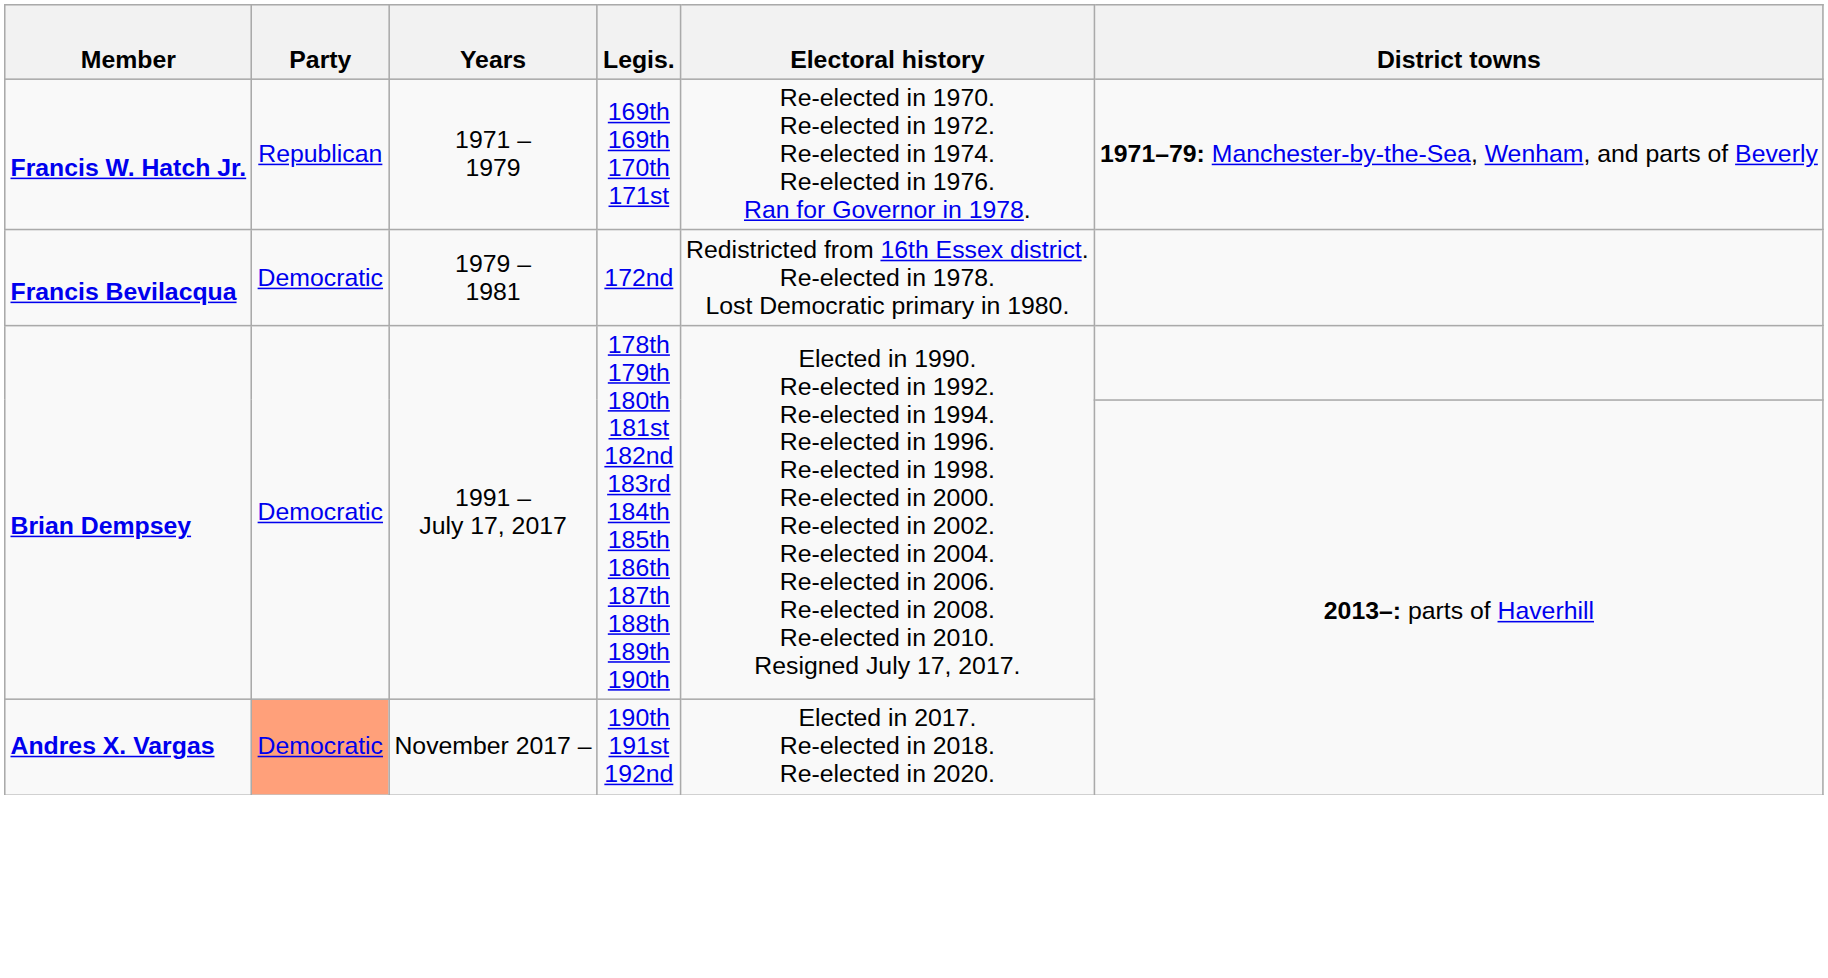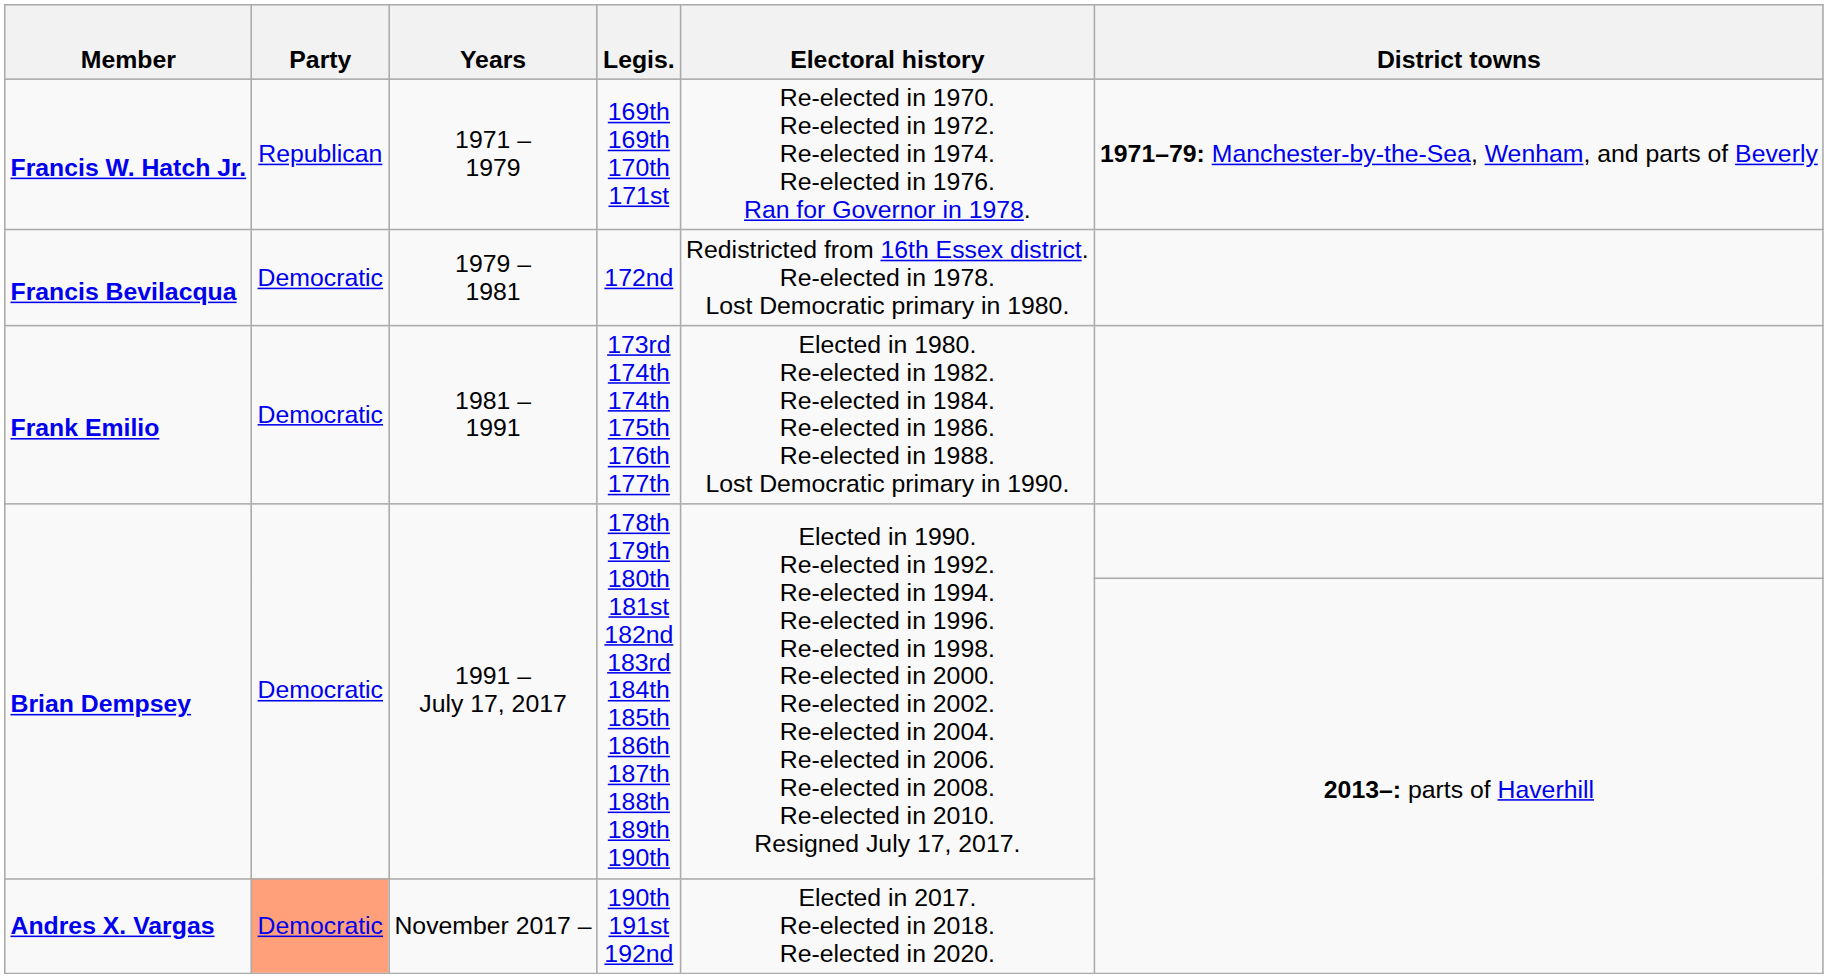+ row: (85, 428)
